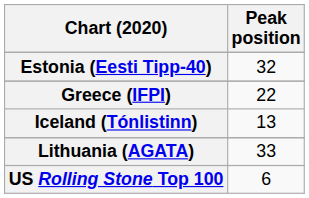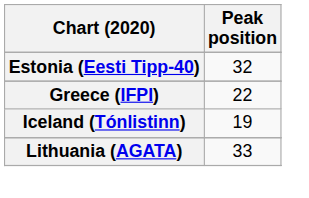(266, 123) 13 -> (242, 123) 19
- row: (116, 179)
